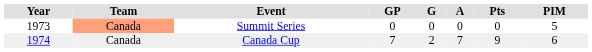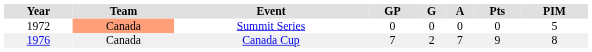(38, 26) 1973 -> (38, 26) 1972
(38, 40) 1974 -> (38, 40) 1976
(554, 40) 6 -> (554, 40) 8
